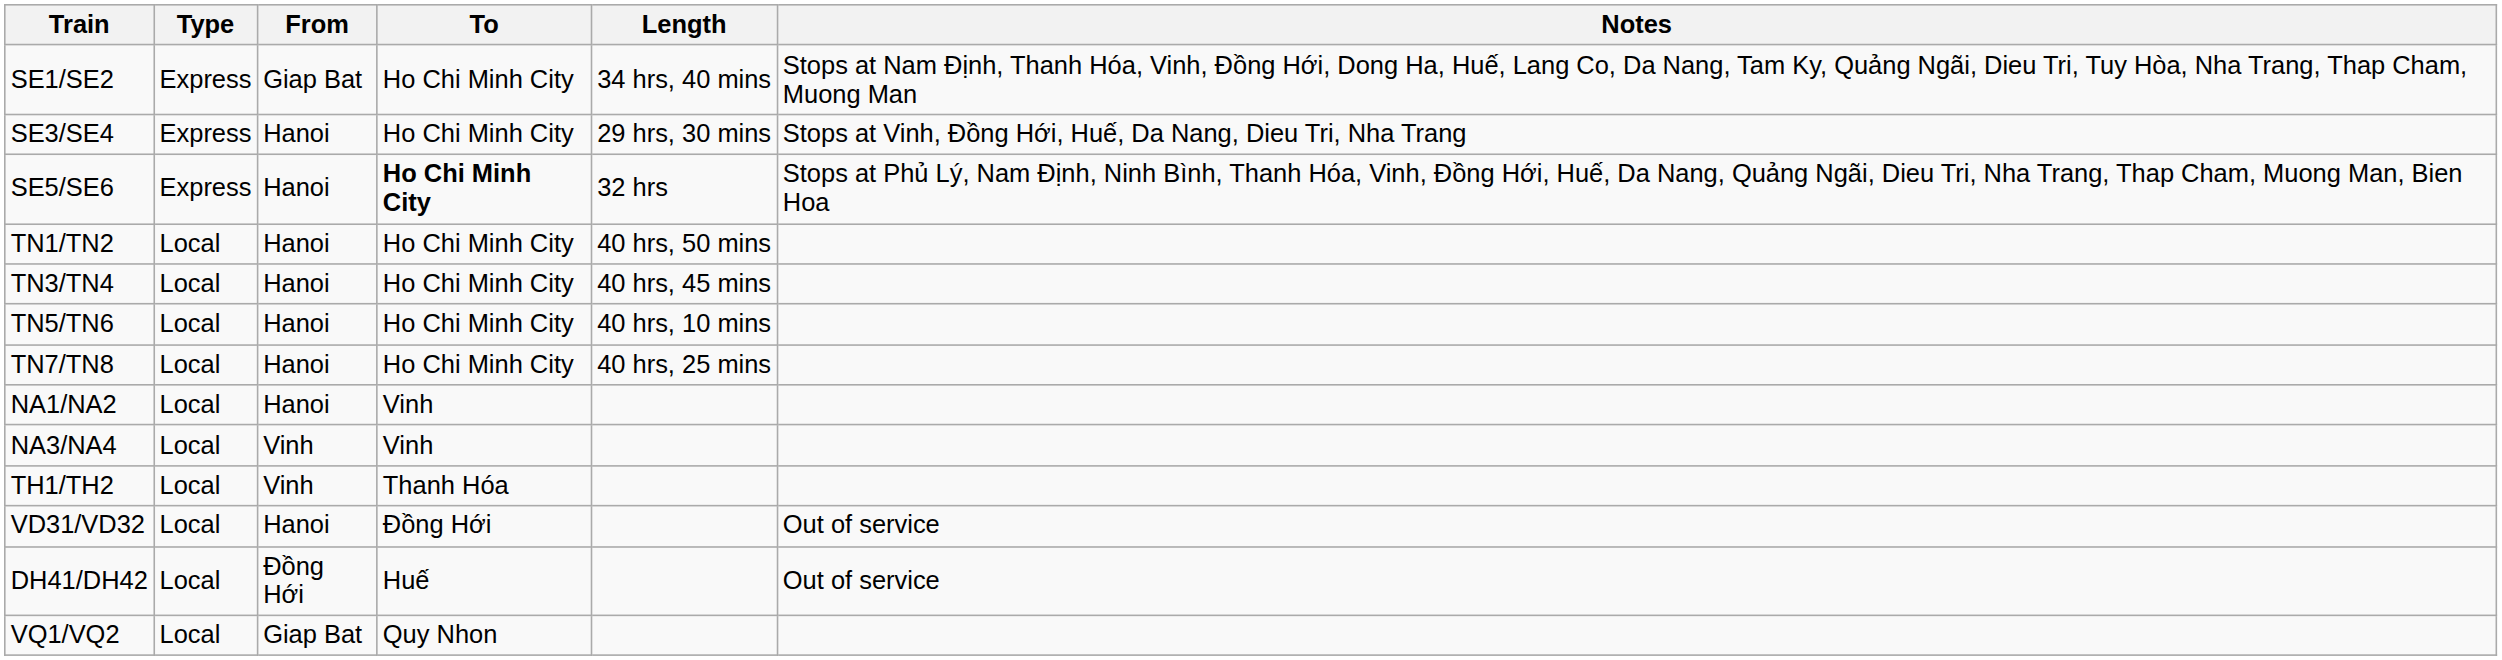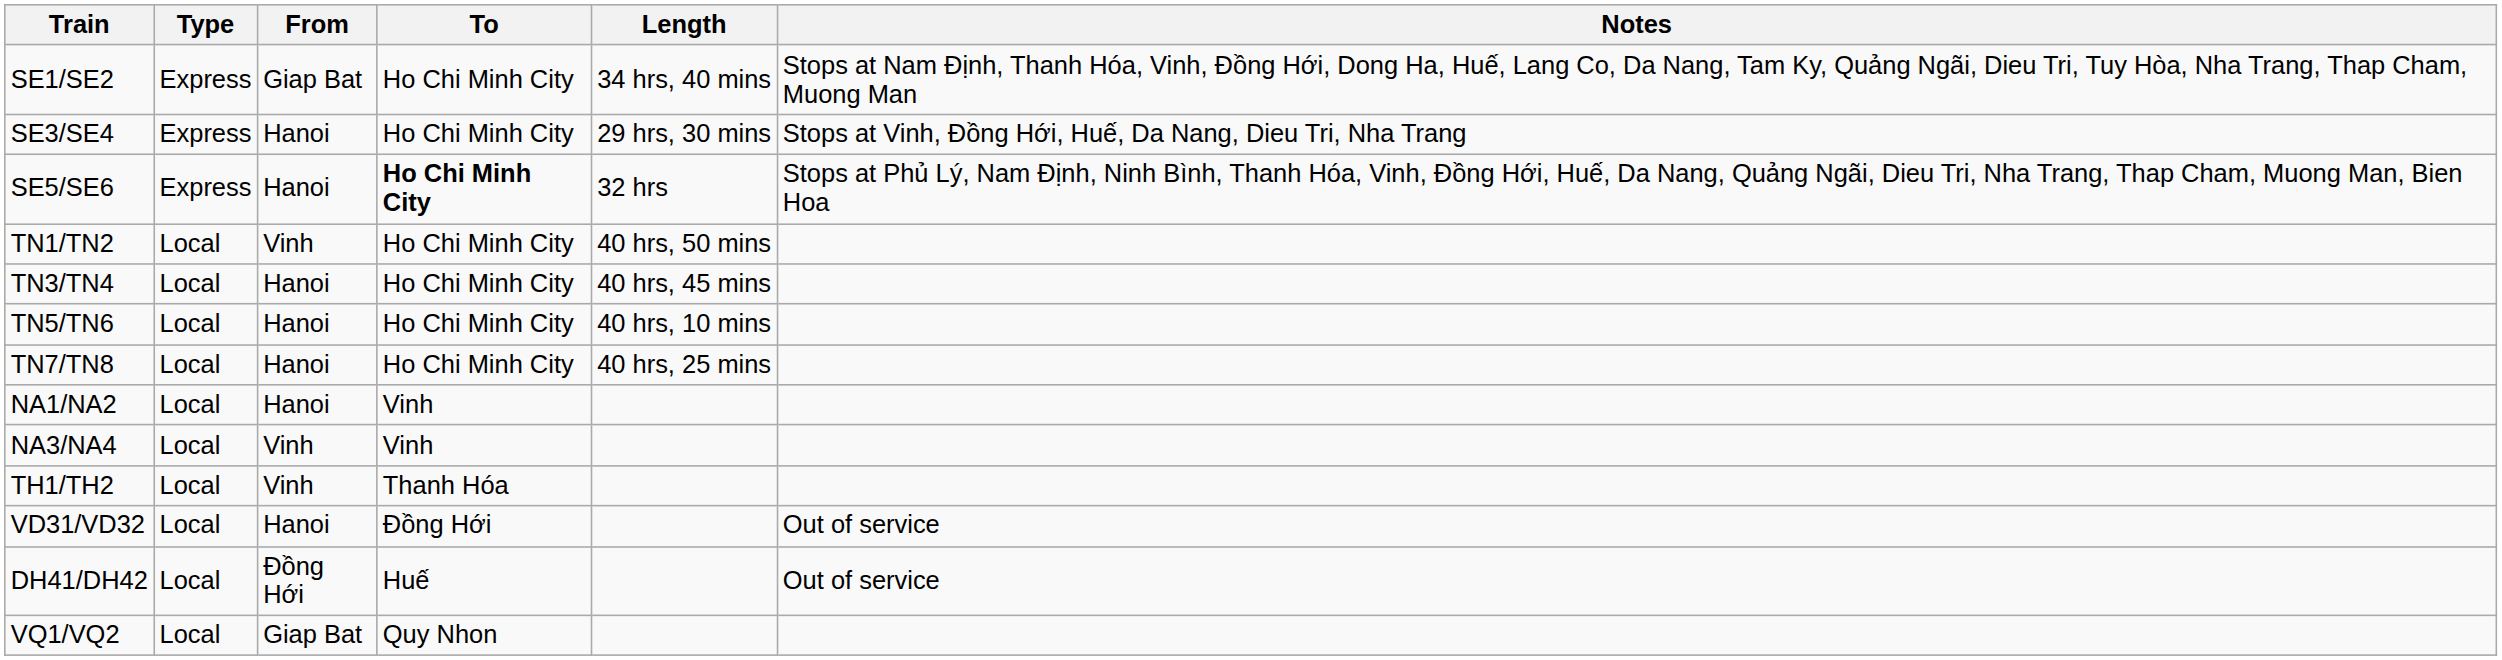(296, 243) Hanoi -> (288, 243) Vinh
